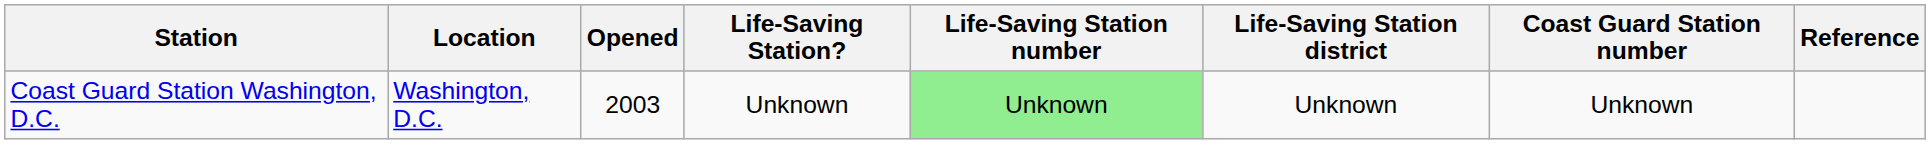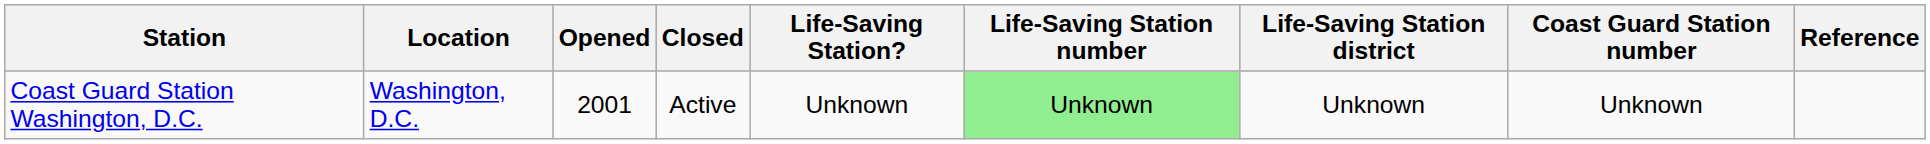+ column: (703, 37)
(633, 104) 2003 -> (605, 104) 2001
